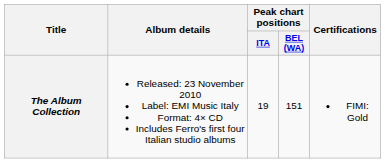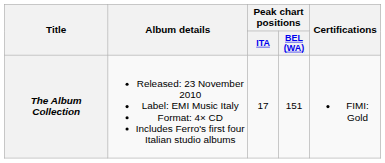(263, 106) 19 -> (263, 106) 17
